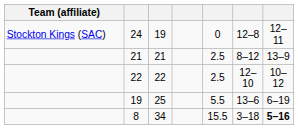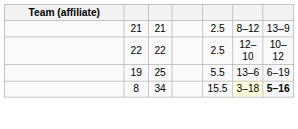- row: (136, 34)
(248, 116) no background -> (248, 89) lightyellow background
